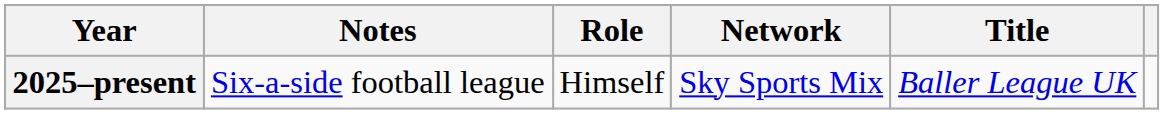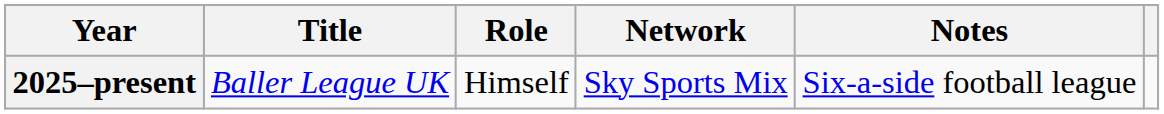columns swapped: (1017, 30) <-> (378, 30)
